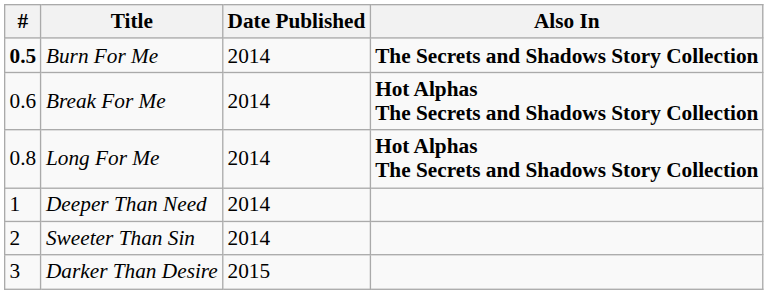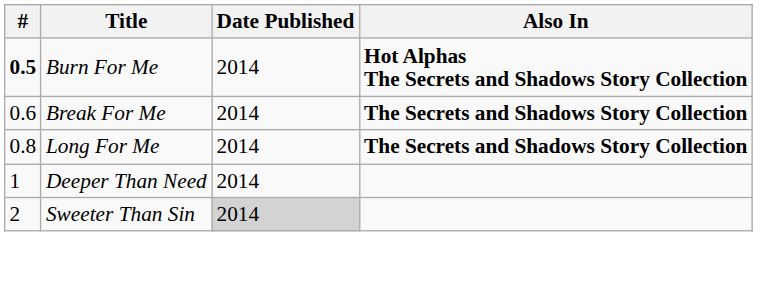(567, 55) The Secrets and Shadows Story Collection -> (556, 67) Hot Alphas The Secrets and Shadows Story Collection
(567, 100) Hot Alphas The Secrets and Shadows Story Collection -> (556, 112) The Secrets and Shadows Story Collection
(567, 158) Hot Alphas The Secrets and Shadows Story Collection -> (556, 146) The Secrets and Shadows Story Collection
(249, 237) no background -> (238, 214) lightgrey background
- row: (132, 271)
